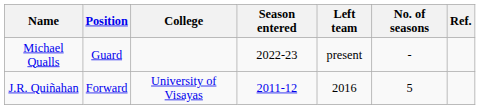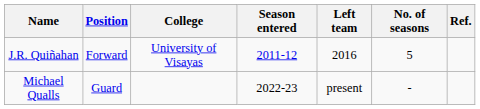rows swapped: (43, 54) <-> (43, 87)
